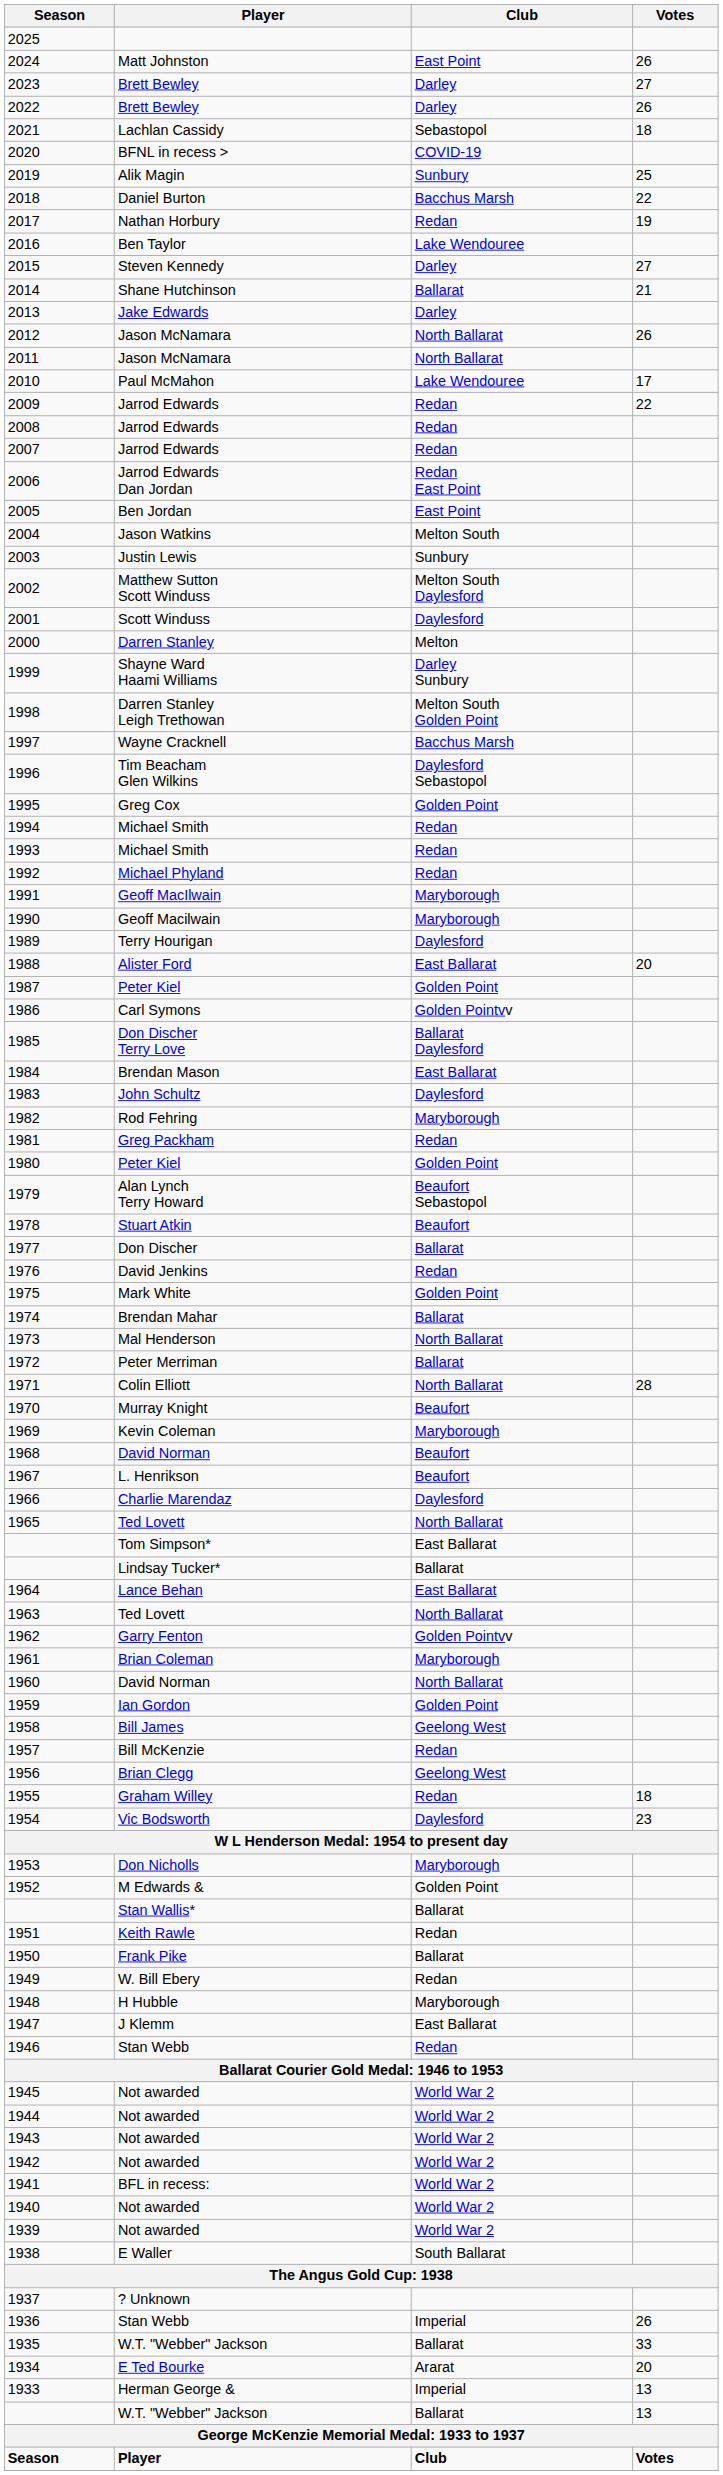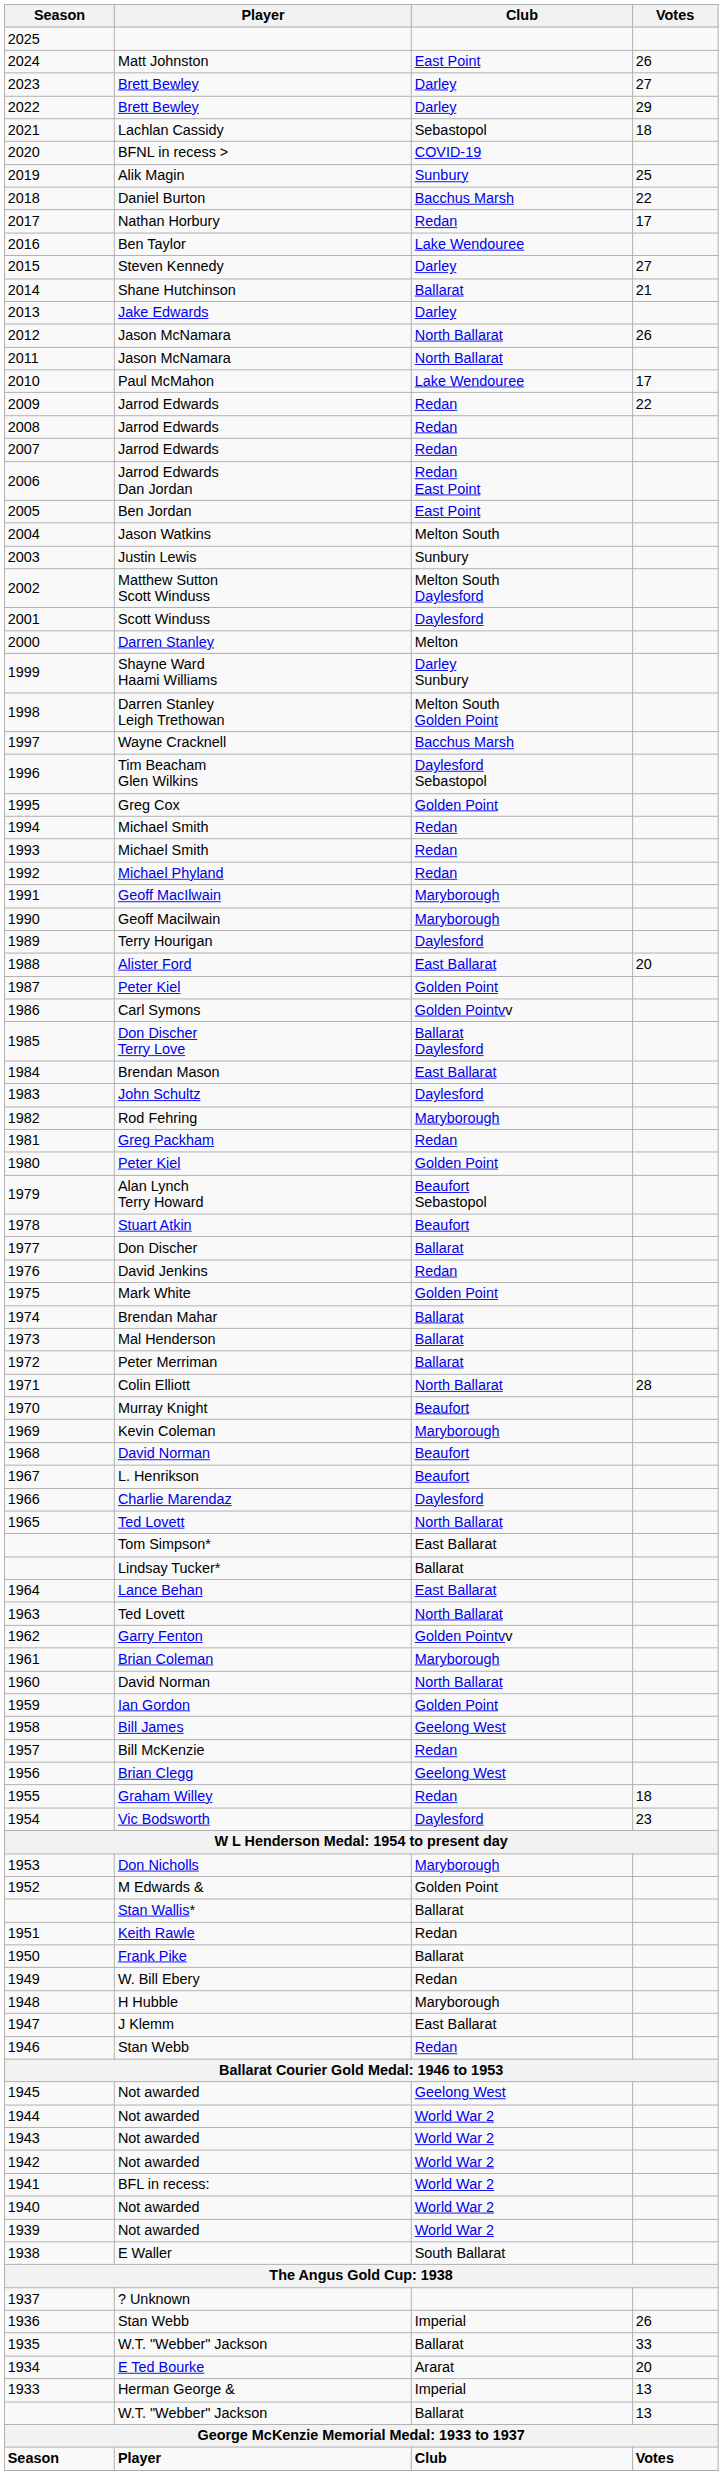(644, 107) 26 -> (644, 107) 29
(644, 221) 19 -> (644, 221) 17
(459, 1339) North Ballarat -> (439, 1339) Ballarat
(454, 2093) World War 2 -> (460, 2093) Geelong West
